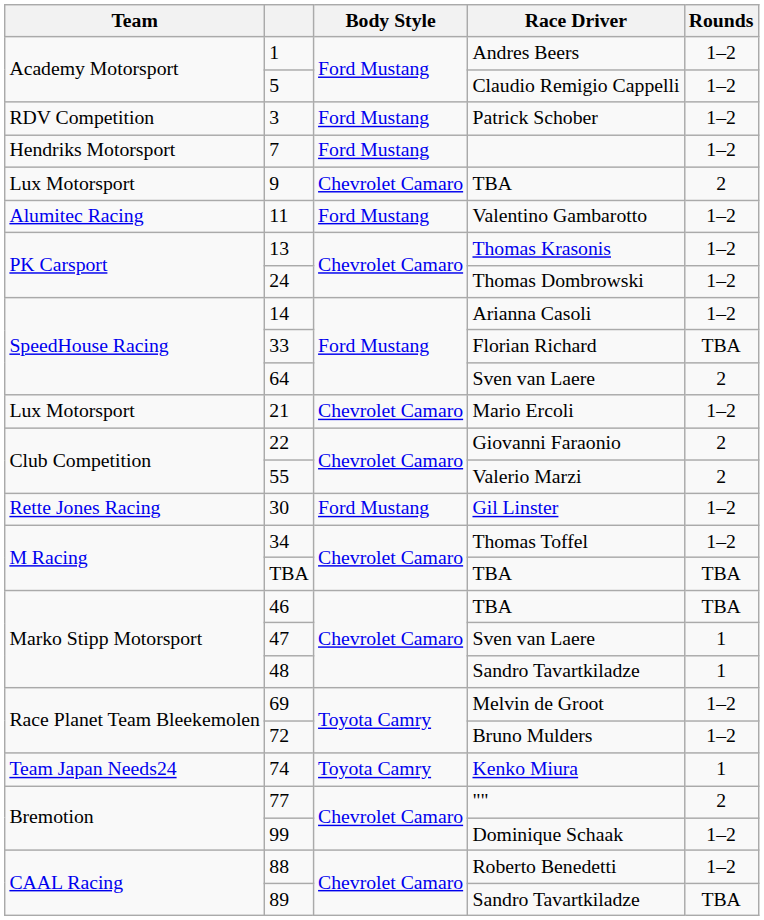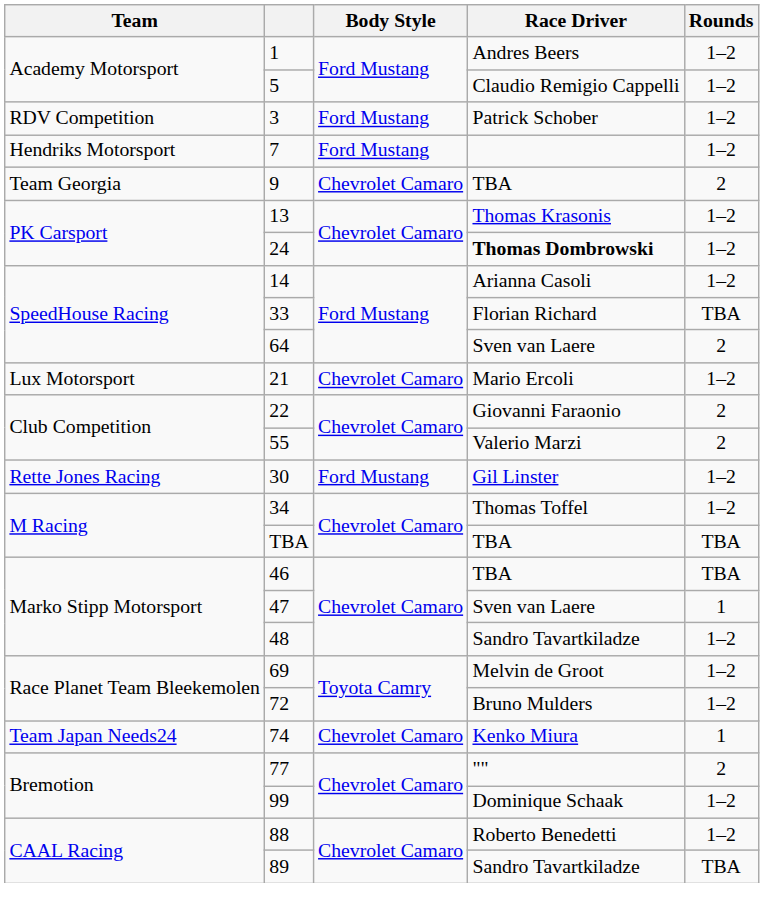(72, 183) Lux Motorsport -> (65, 183) Team Georgia
- row: (279, 215)
(558, 280) normal -> (563, 248) bold
(721, 671) 1 -> (721, 638) 1–2
(375, 768) Toyota Camry -> (391, 736) Chevrolet Camaro
